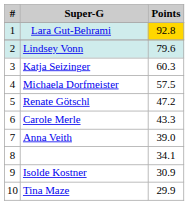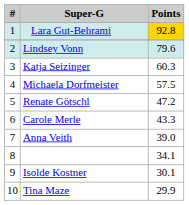(166, 173) 30.9 -> (166, 173) 30.1
